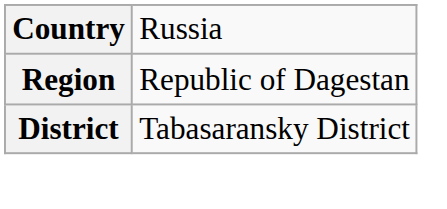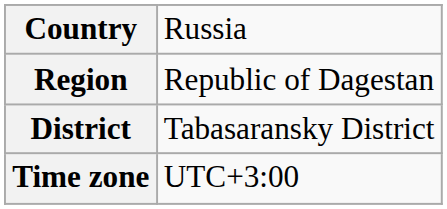+ row: (81, 177)
